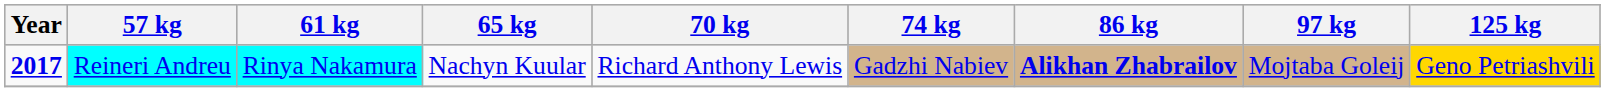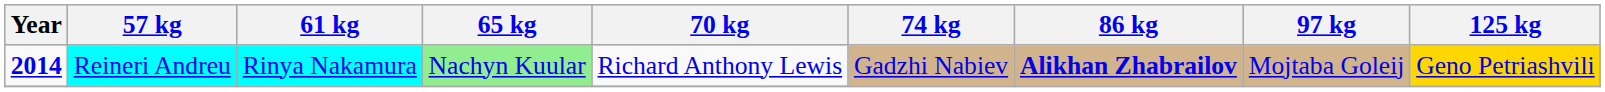(36, 65) 2017 -> (36, 65) 2014
(507, 65) no background -> (507, 65) lightgreen background
